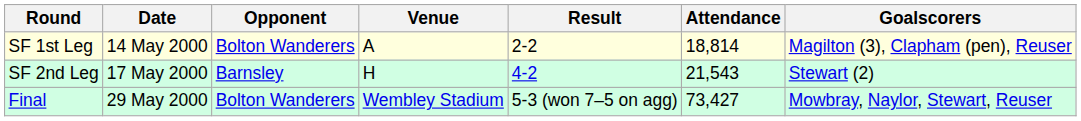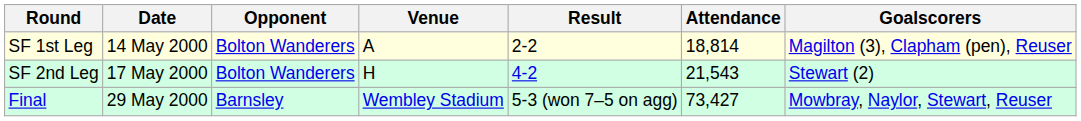(250, 73) Barnsley -> (285, 73) Bolton Wanderers
(285, 101) Bolton Wanderers -> (250, 101) Barnsley
